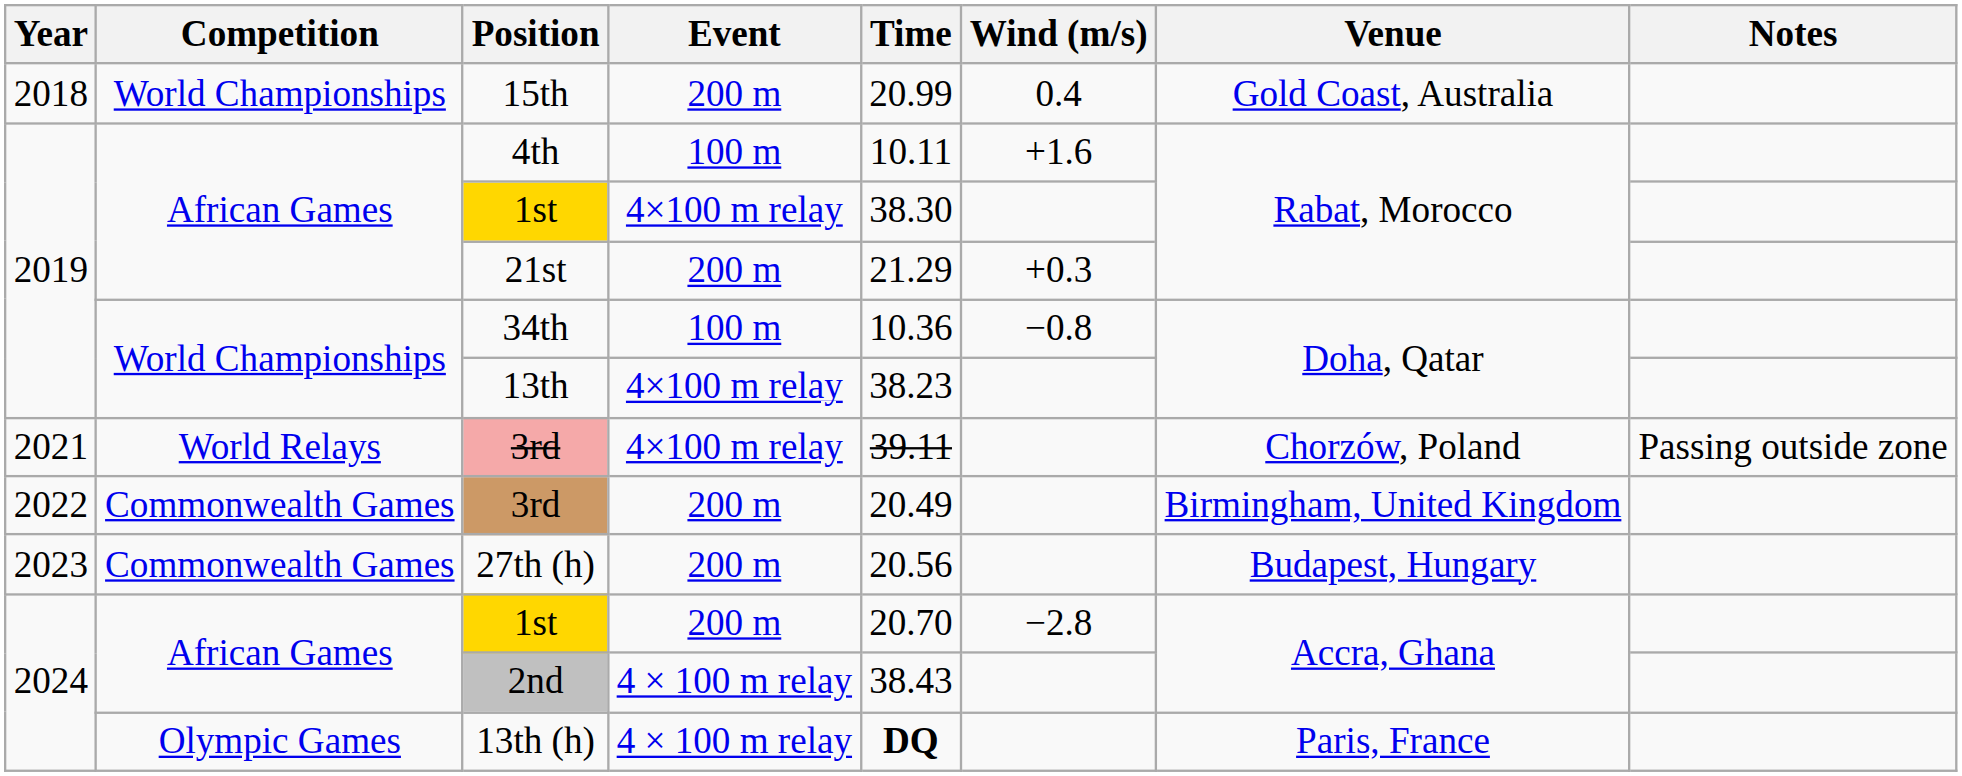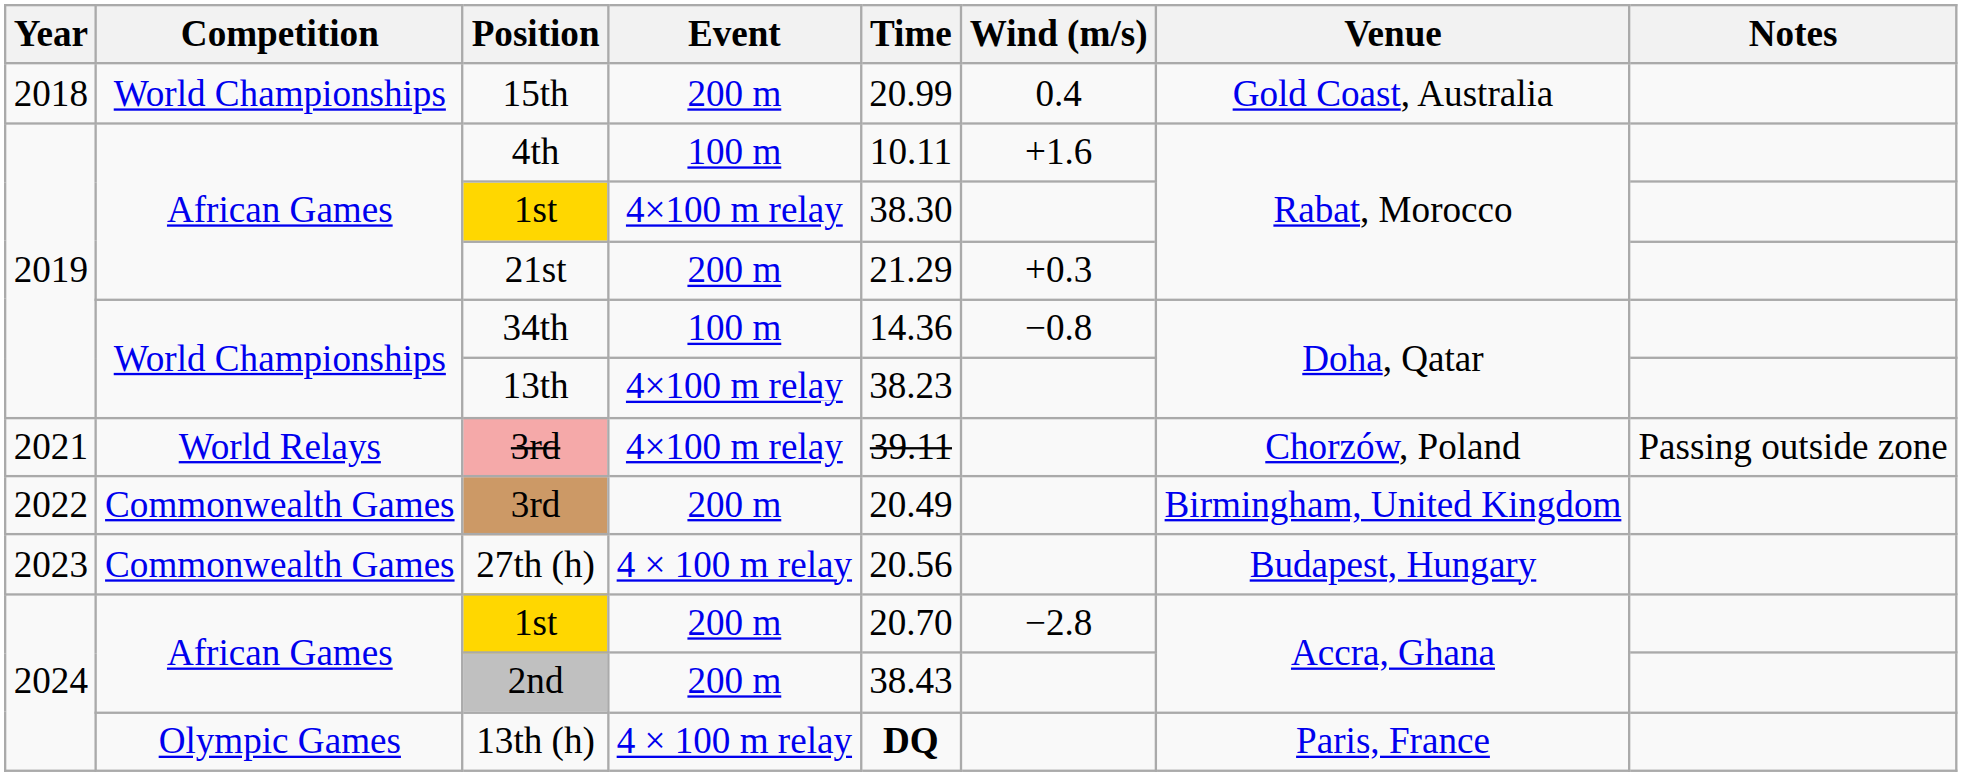(911, 328) 10.36 -> (911, 328) 14.36
(734, 563) 200 m -> (734, 563) 4 × 100 m relay
(734, 681) 4 × 100 m relay -> (734, 681) 200 m
